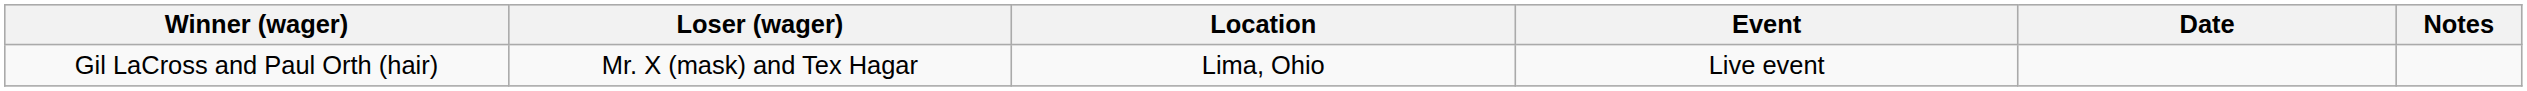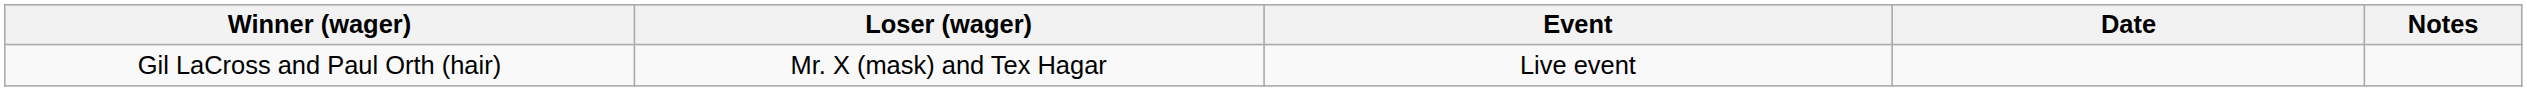- column: (1263, 24)
